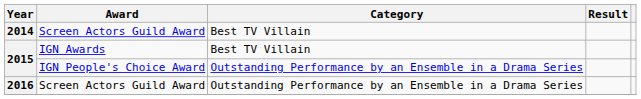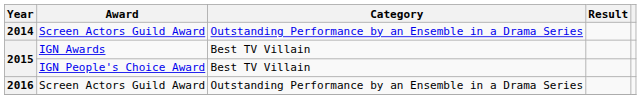(260, 31) Best TV Villain -> (397, 31) Outstanding Performance by an Ensemble in a Drama Series
(397, 67) Outstanding Performance by an Ensemble in a Drama Series -> (260, 67) Best TV Villain
